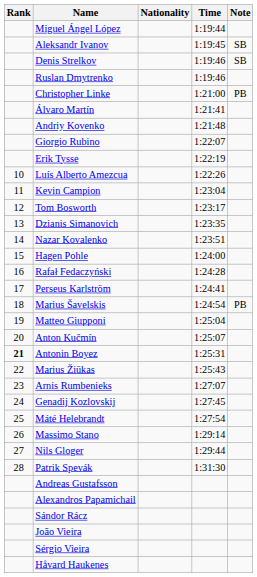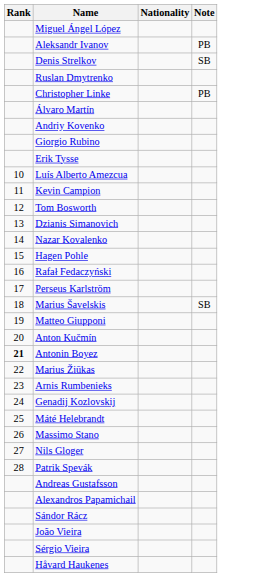- column: (210, 12)
(240, 45) SB -> (204, 45) PB
(240, 304) PB -> (204, 304) SB
